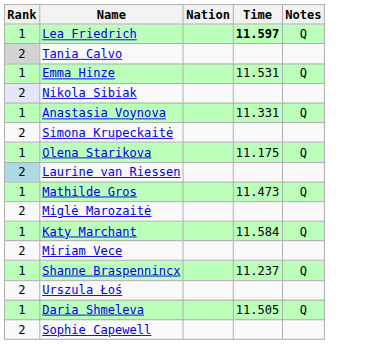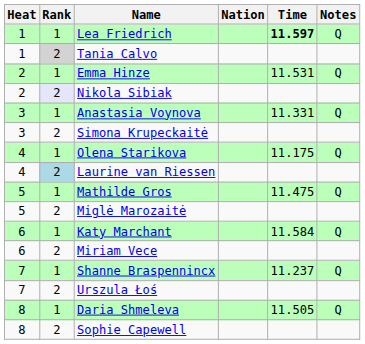+ column: (22, 14)
(258, 192) 11.473 -> (292, 192) 11.475
